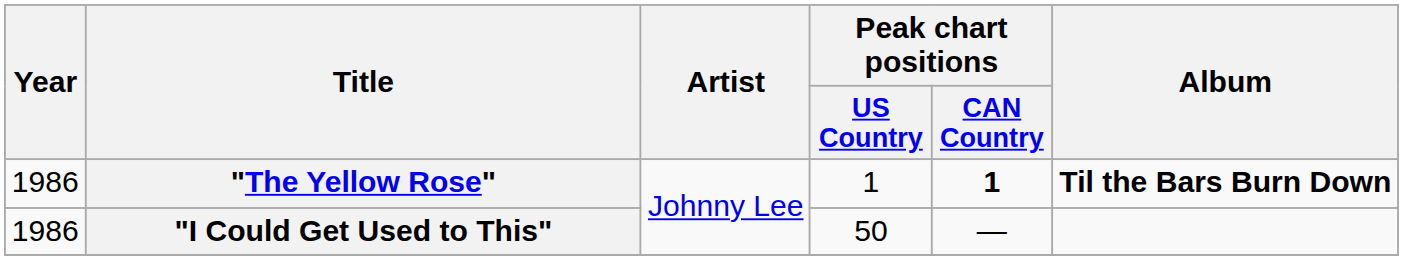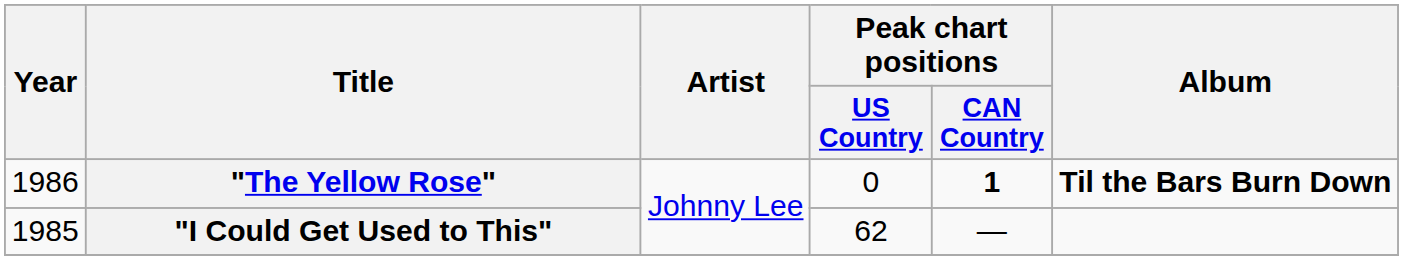(871, 182) 1 -> (871, 182) 0
(45, 230) 1986 -> (45, 230) 1985
(871, 230) 50 -> (871, 230) 62
